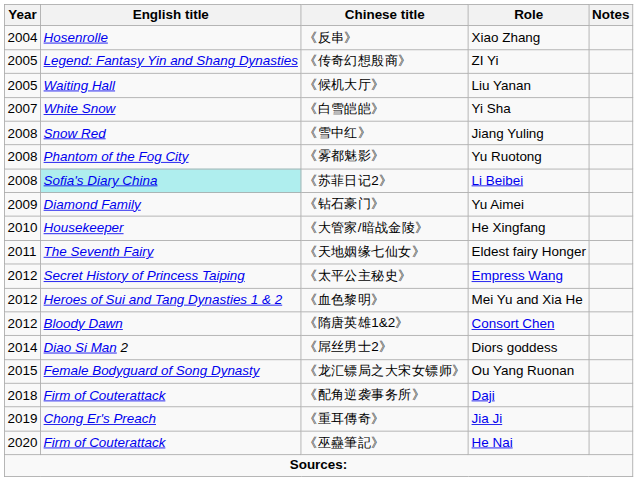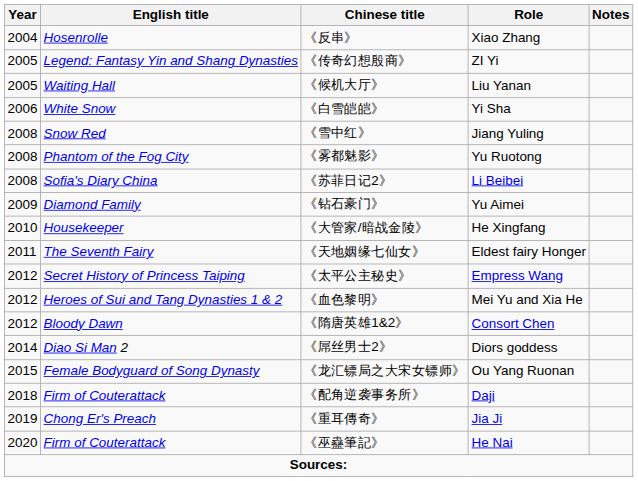(22, 109) 2007 -> (22, 109) 2006
(101, 180) paleturquoise background -> (101, 180) no background
